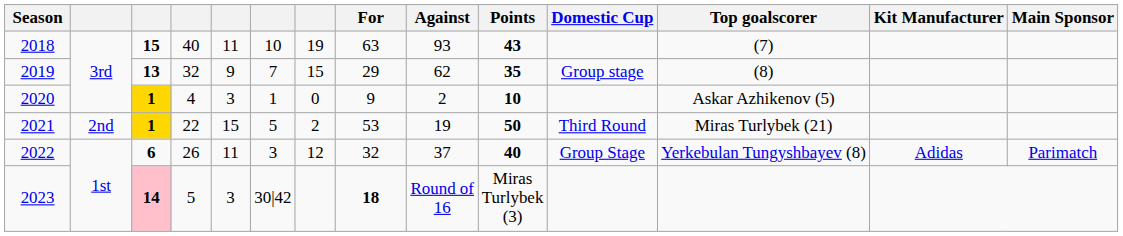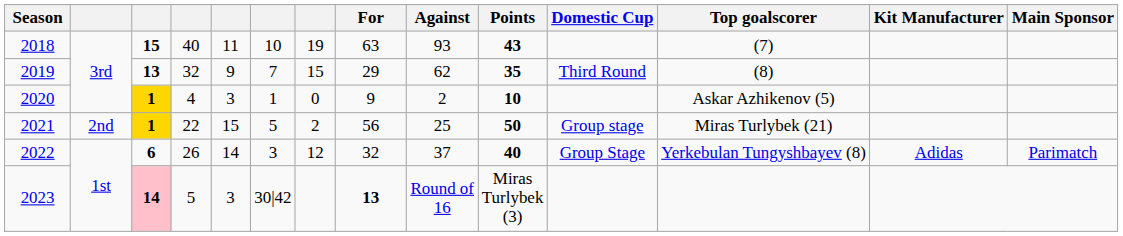(602, 71) Group stage -> (602, 71) Third Round
(371, 125) 53 -> (371, 125) 56
(442, 125) 19 -> (442, 125) 25
(602, 125) Third Round -> (602, 125) Group stage
(231, 152) 11 -> (231, 152) 14
(371, 198) 18 -> (371, 198) 13
